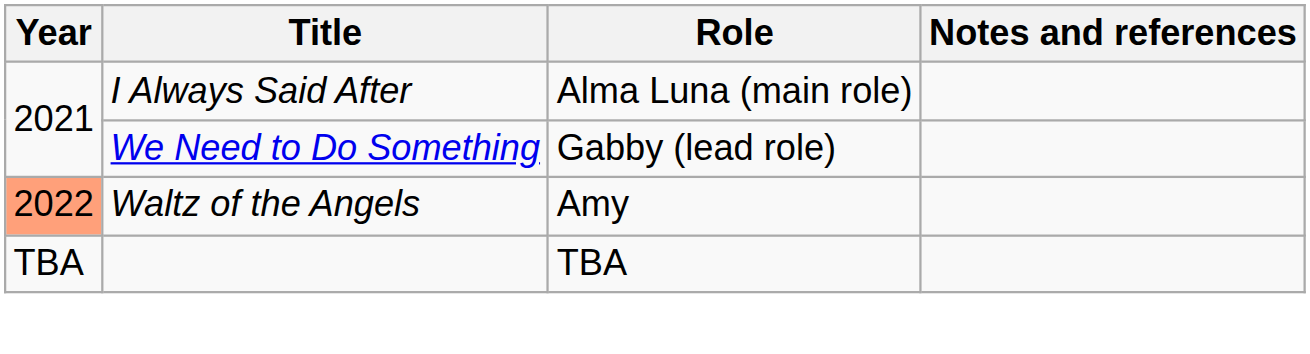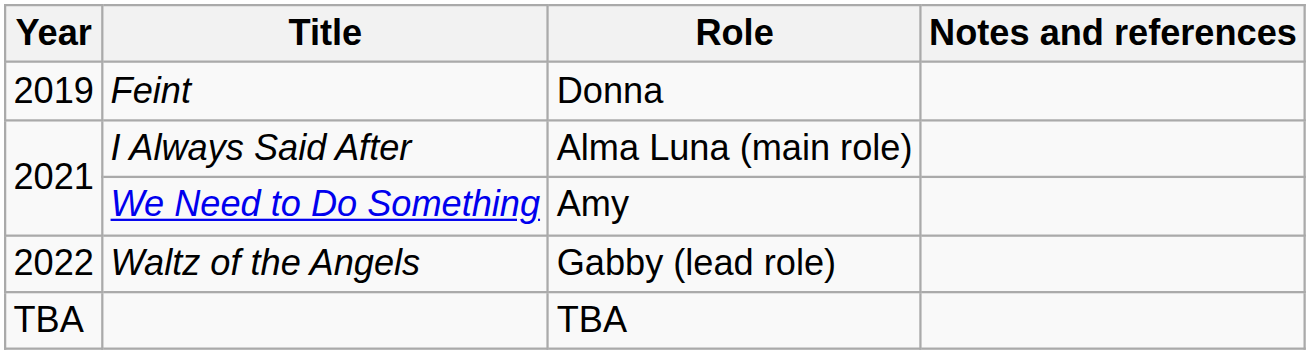+ row: (151, 90)
(696, 147) Gabby (lead role) -> (593, 205) Amy
(54, 205) lightsalmon background -> (54, 262) no background
(593, 205) Amy -> (696, 262) Gabby (lead role)
